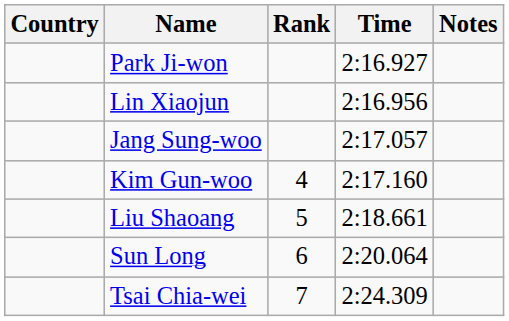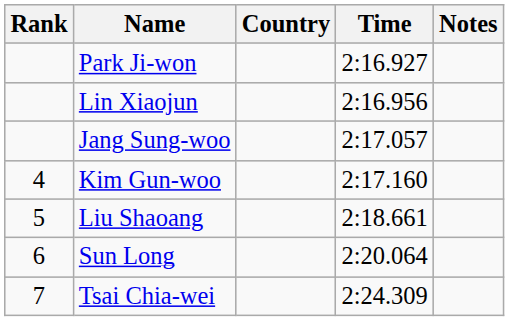columns swapped: (302, 23) <-> (55, 23)
